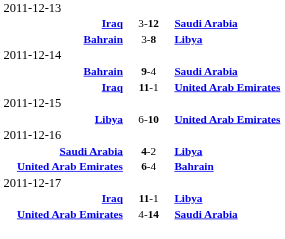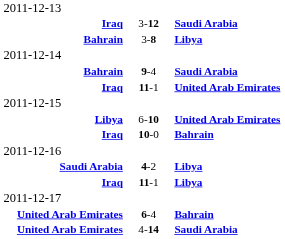+ row: (112, 134)
rows swapped: (70, 166) <-> (112, 198)
